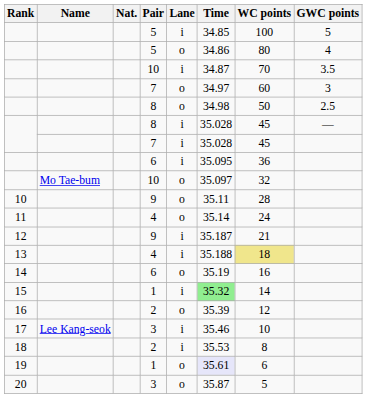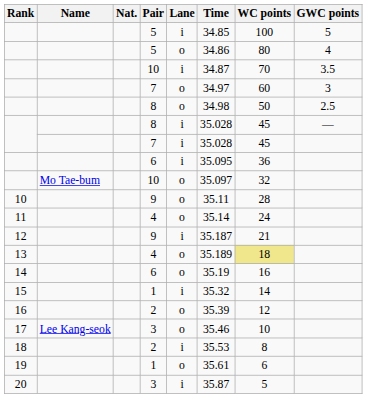(182, 254) i -> (182, 254) o
(216, 254) 35.188 -> (216, 254) 35.189
(216, 291) lightgreen background -> (216, 291) no background
(182, 328) i -> (182, 328) o
(216, 365) lavender background -> (216, 365) no background
(182, 384) o -> (182, 384) i
